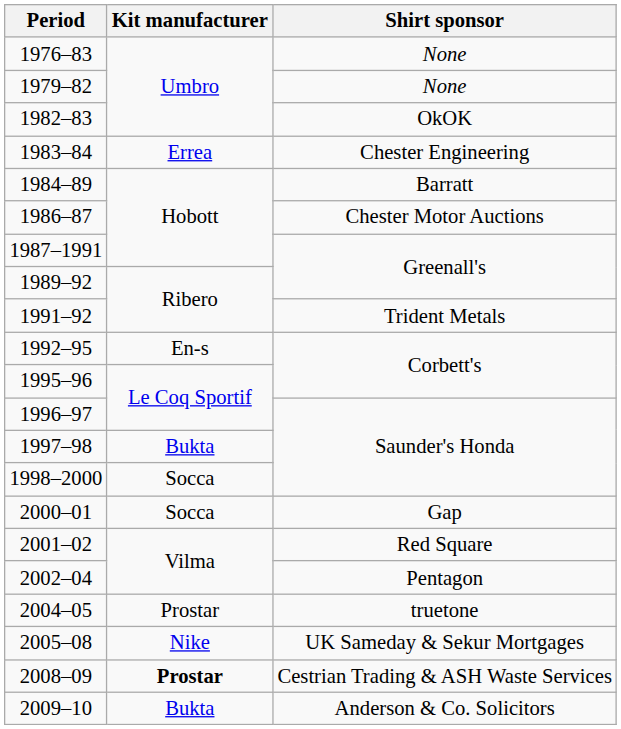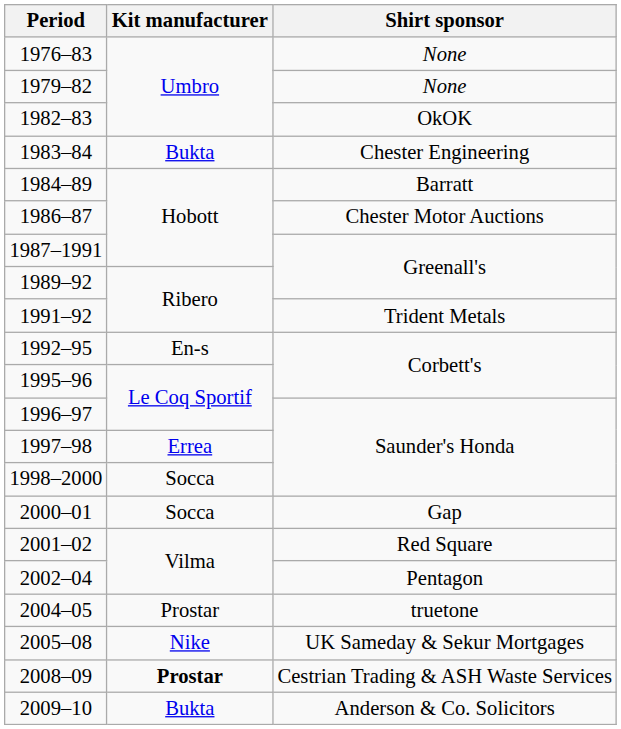(190, 151) Errea -> (190, 151) Bukta
(190, 446) Bukta -> (190, 446) Errea
